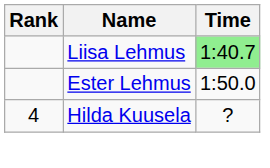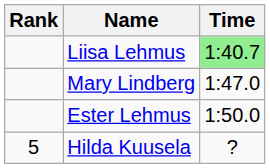+ row: (131, 83)
(34, 115) 4 -> (34, 147) 5
